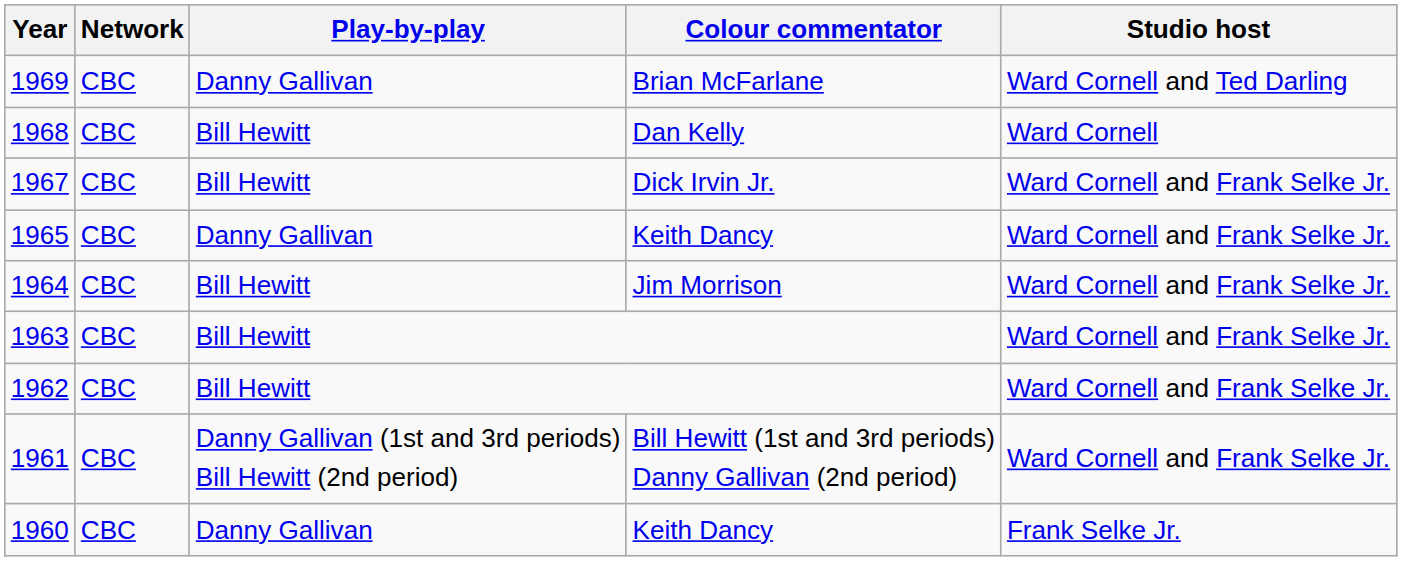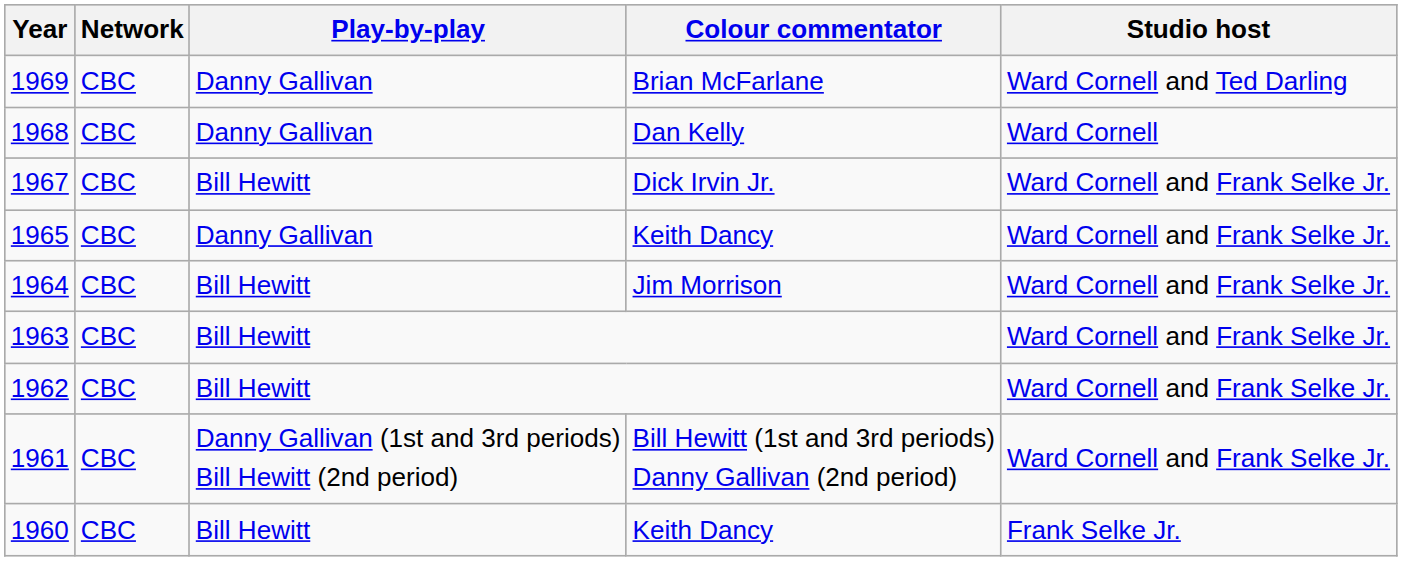(253, 132) Bill Hewitt -> (284, 132) Danny Gallivan
(284, 529) Danny Gallivan -> (253, 529) Bill Hewitt
